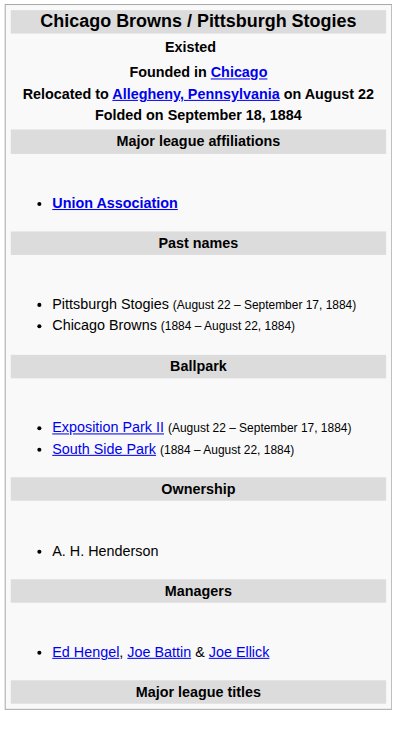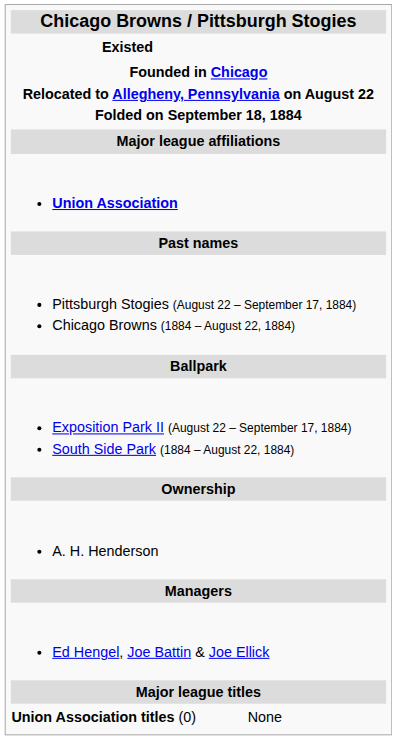+ row: (104, 717)
